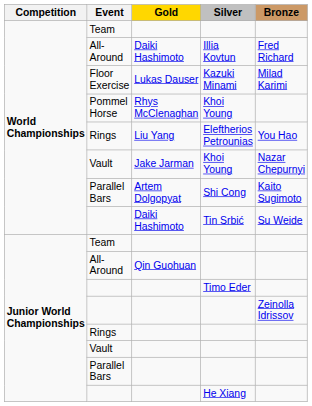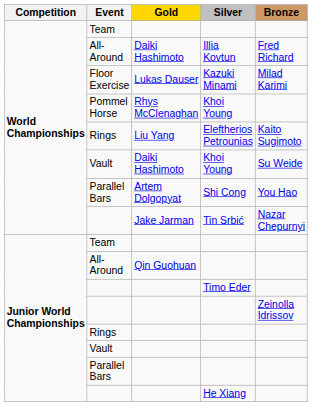(277, 136) You Hao -> (280, 136) Kaito Sugimoto
(164, 164) Jake Jarman -> (159, 164) Daiki Hashimoto
(281, 164) Nazar Chepurnyi -> (280, 164) Su Weide
(280, 192) Kaito Sugimoto -> (277, 192) You Hao
(159, 220) Daiki Hashimoto -> (164, 220) Jake Jarman
(280, 220) Su Weide -> (281, 220) Nazar Chepurnyi
